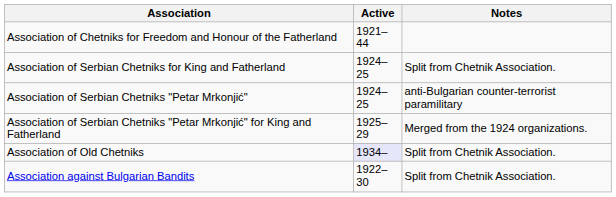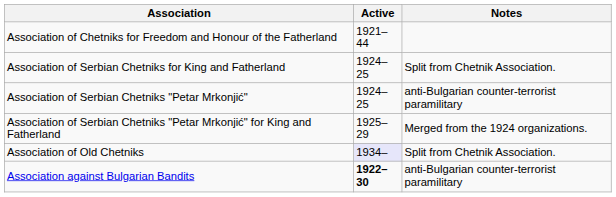(372, 176) normal -> (372, 176) bold
(480, 176) Split from Chetnik Association. -> (480, 176) anti-Bulgarian counter-terrorist paramilitary
